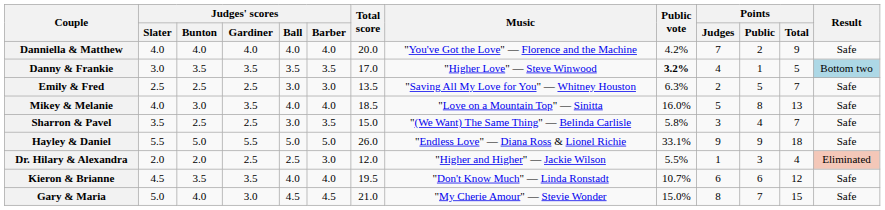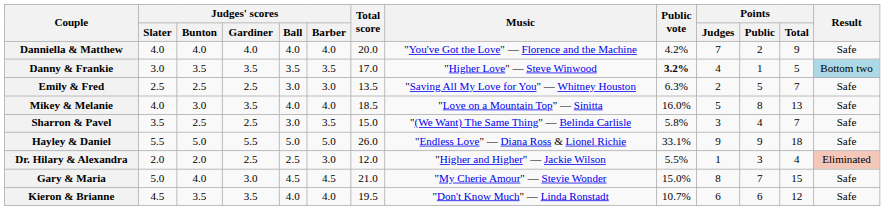rows swapped: (71, 178) <-> (71, 196)
